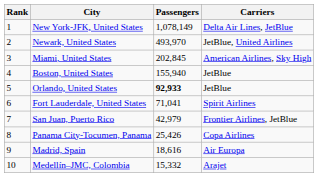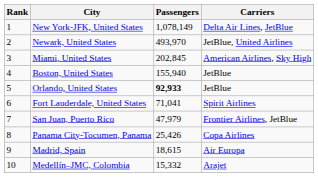(168, 119) 42,979 -> (168, 119) 47,979
(168, 149) 18,616 -> (168, 149) 18,615
